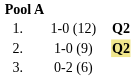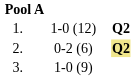(73, 48) 1-0 (9) -> (73, 48) 0-2 (6)
(73, 67) 0-2 (6) -> (73, 67) 1-0 (9)
